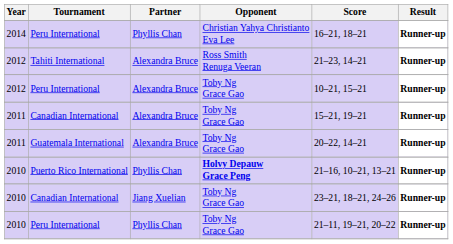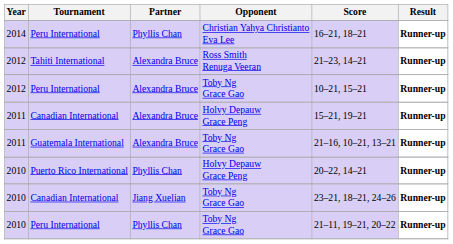(223, 116) Toby Ng Grace Gao -> (232, 116) Holvy Depauw Grace Peng
(340, 143) 20–22, 14–21 -> (355, 143) 21–16, 10–21, 13–21
(233, 170) bold -> (232, 170) normal
(355, 170) 21–16, 10–21, 13–21 -> (340, 170) 20–22, 14–21
